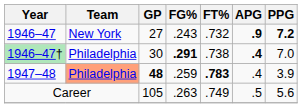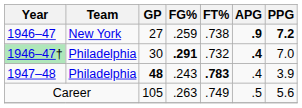(185, 34) .243 -> (185, 34) .259
(217, 34) .732 -> (217, 34) .738
(217, 54) .738 -> (217, 54) .732
(102, 74) lightsalmon background -> (102, 74) no background
(185, 74) .259 -> (185, 74) .243
